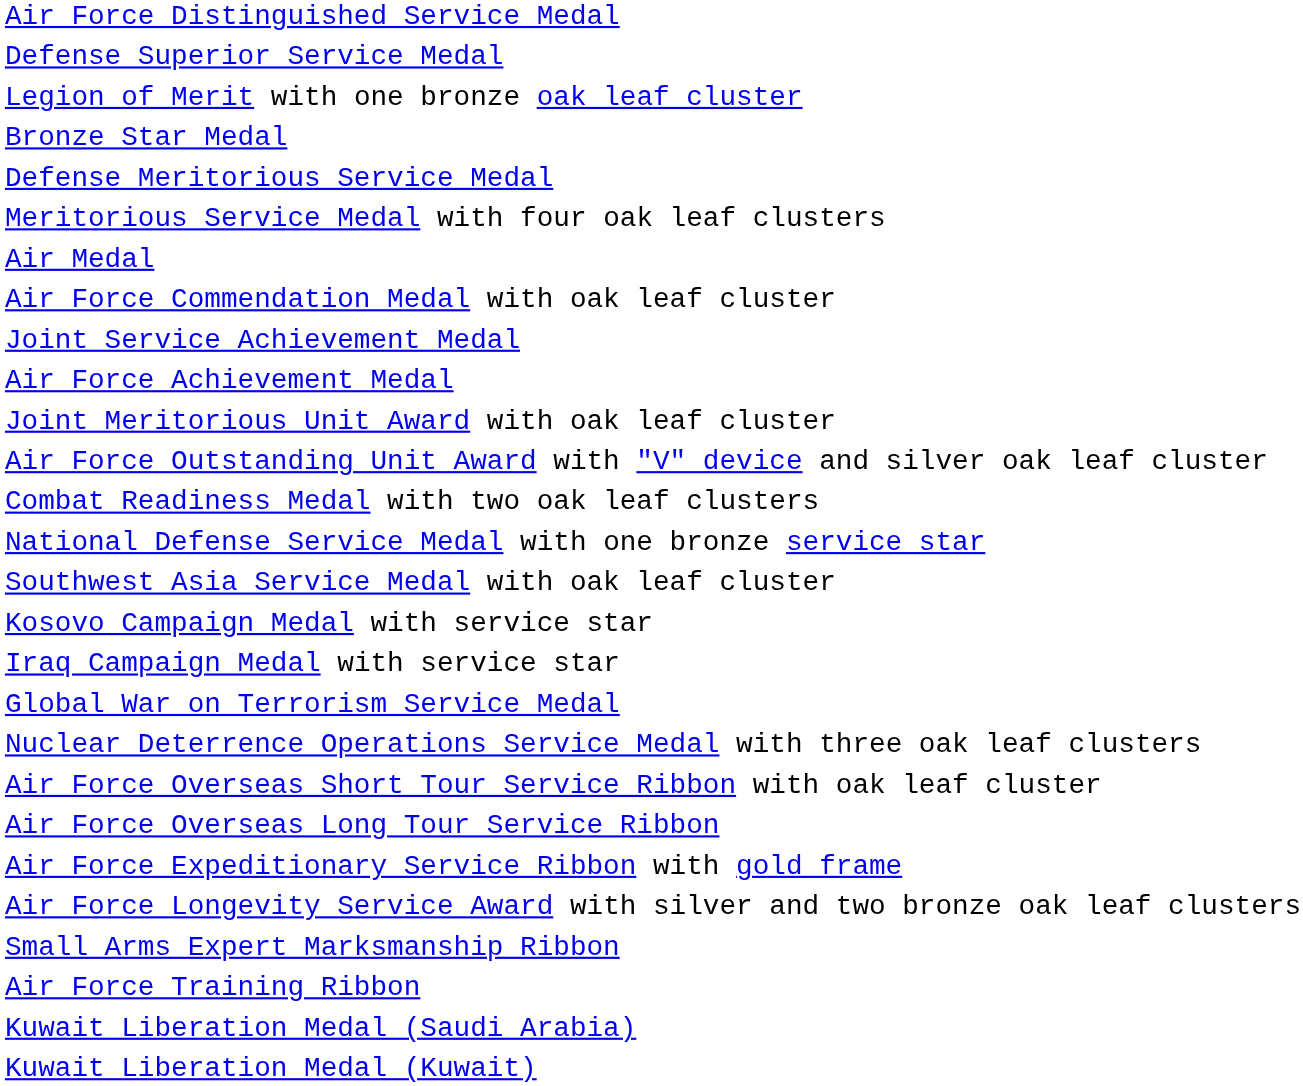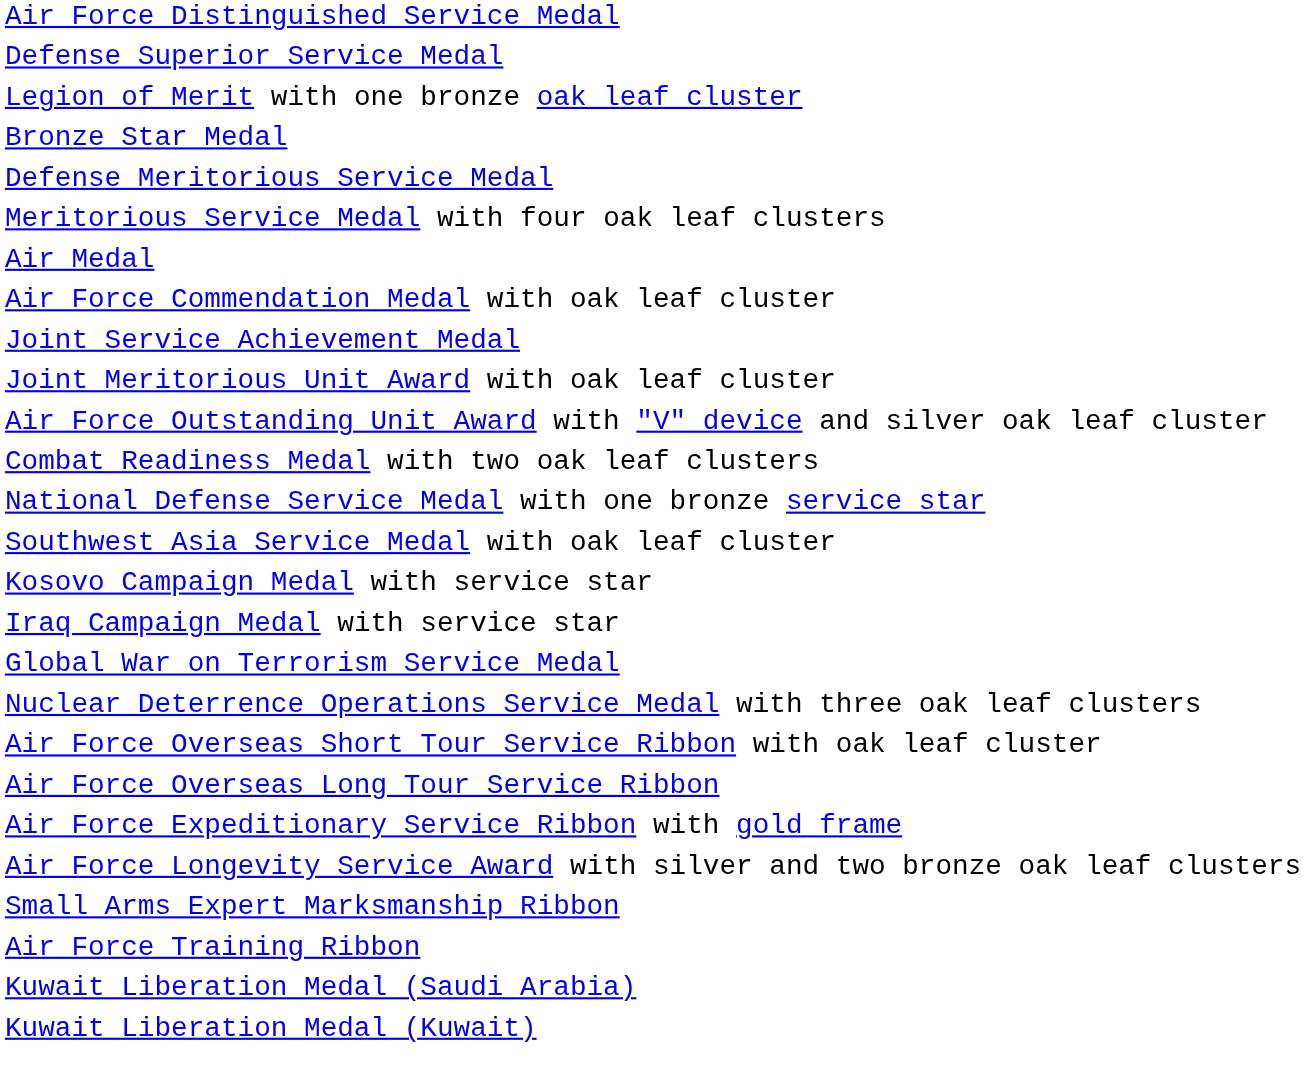- row: (229, 381)
